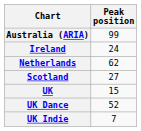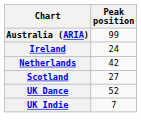(114, 63) 62 -> (114, 63) 42
- row: (48, 91)
